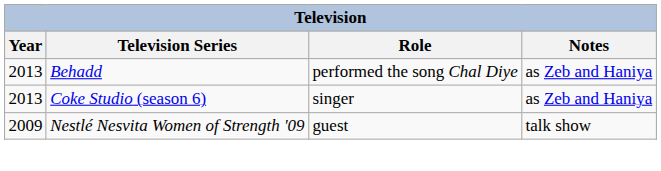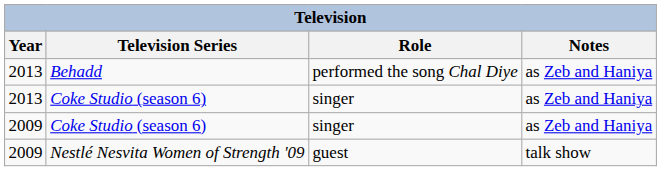+ row: (25, 125)
